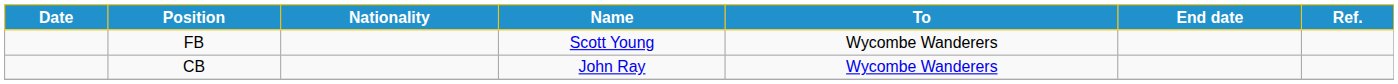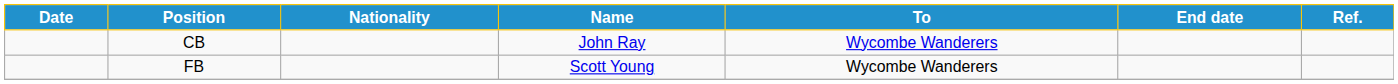rows swapped: (194, 68) <-> (194, 42)
